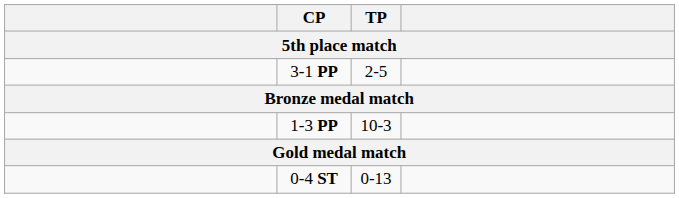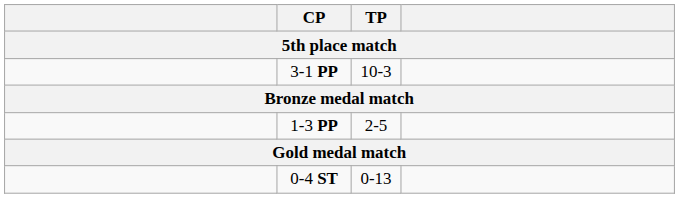(376, 71) 2-5 -> (376, 71) 10-3
(376, 125) 10-3 -> (376, 125) 2-5
